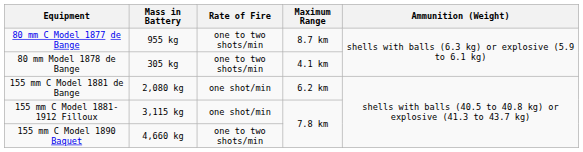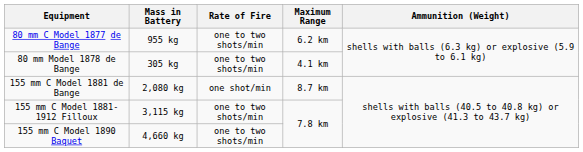(313, 40) 8.7 km -> (313, 40) 6.2 km
(313, 88) 6.2 km -> (313, 88) 8.7 km
(240, 112) one shot/min -> (240, 112) one to two shots/min
